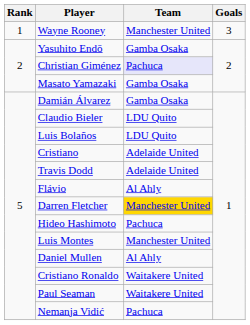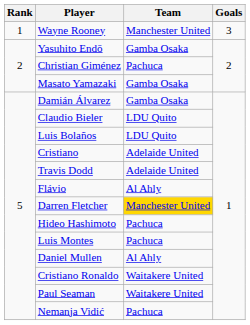(144, 65) lavender background -> (144, 65) no background
(168, 240) Manchester United -> (144, 240) Pachuca
